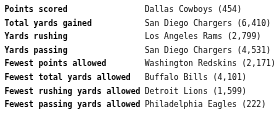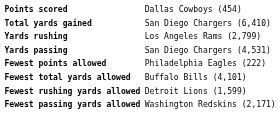(210, 64) Washington Redskins (2,171) -> (205, 64) Philadelphia Eagles (222)
(205, 105) Philadelphia Eagles (222) -> (210, 105) Washington Redskins (2,171)
